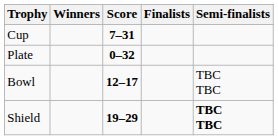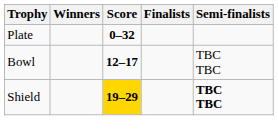- row: (18, 34)
(122, 117) no background -> (122, 97) gold background
